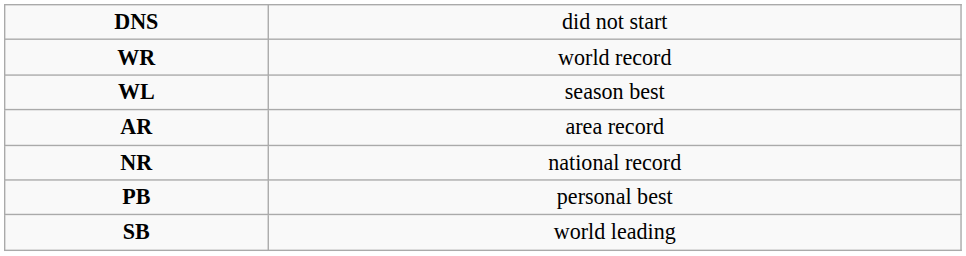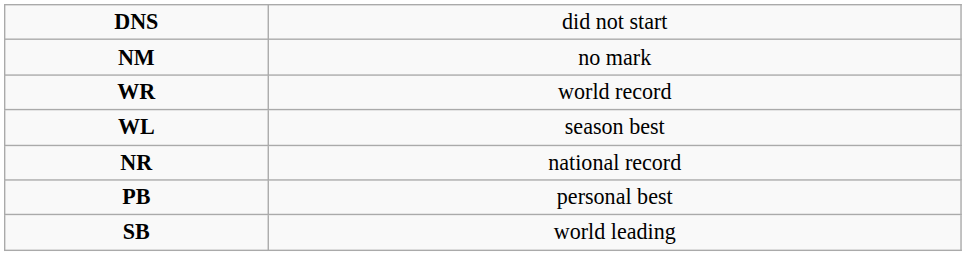+ row: (136, 57)
- row: (136, 127)
